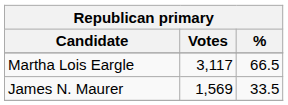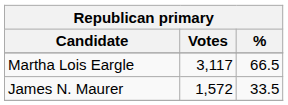(214, 89) 1,569 -> (214, 89) 1,572
